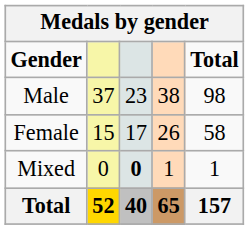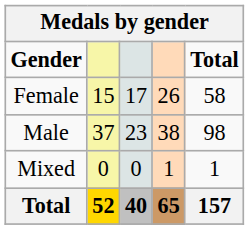rows swapped: (46, 96) <-> (46, 132)
(136, 169) bold -> (136, 169) normal
